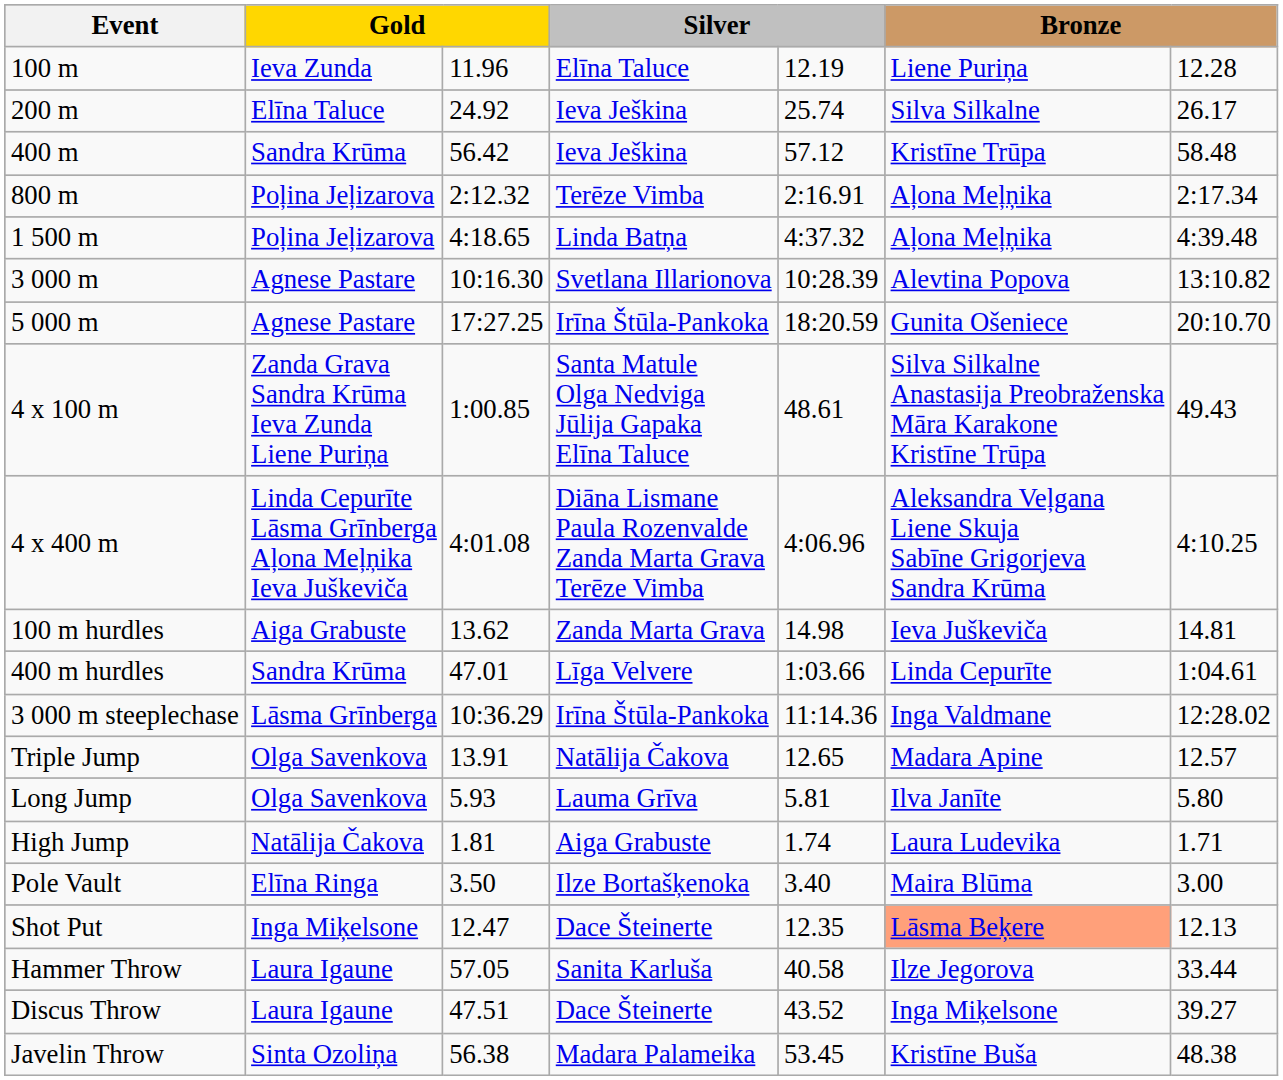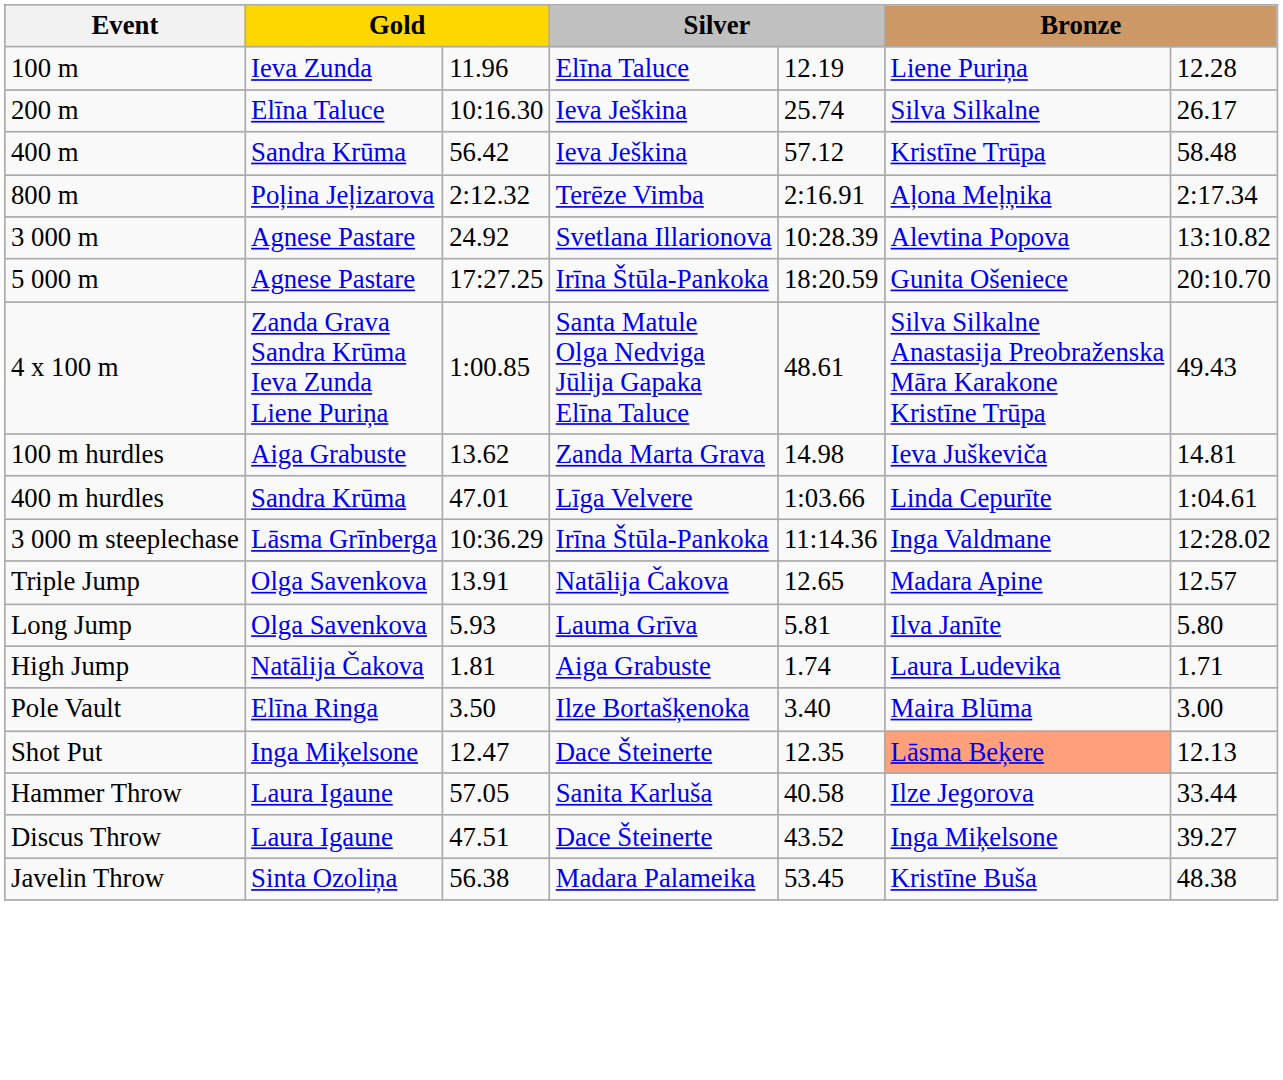(479, 110) 24.92 -> (496, 110) 10:16.30
- row: (55, 237)
(496, 279) 10:16.30 -> (479, 237) 24.92
- row: (65, 542)
